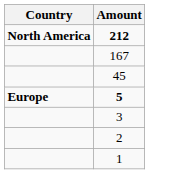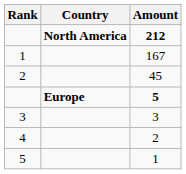+ column: (23, 14)
